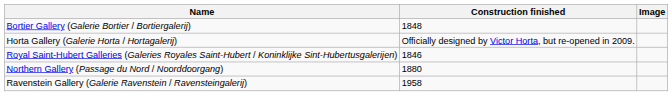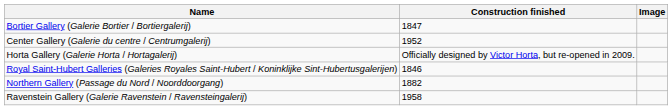(412, 25) 1848 -> (412, 25) 1847
+ row: (109, 40)
(412, 69) 1880 -> (412, 83) 1882
